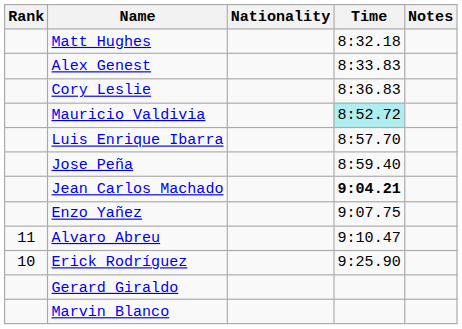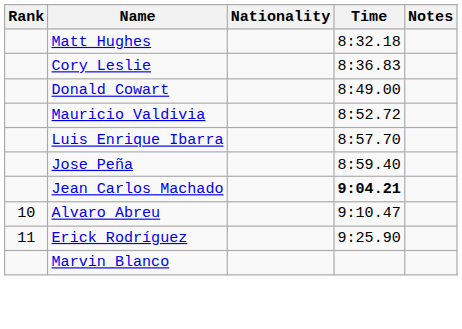- row: (101, 66)
+ row: (110, 91)
(369, 115) paleturquoise background -> (369, 115) no background
- row: (97, 213)
(26, 238) 11 -> (26, 213) 10
(26, 263) 10 -> (26, 238) 11
- row: (115, 287)
